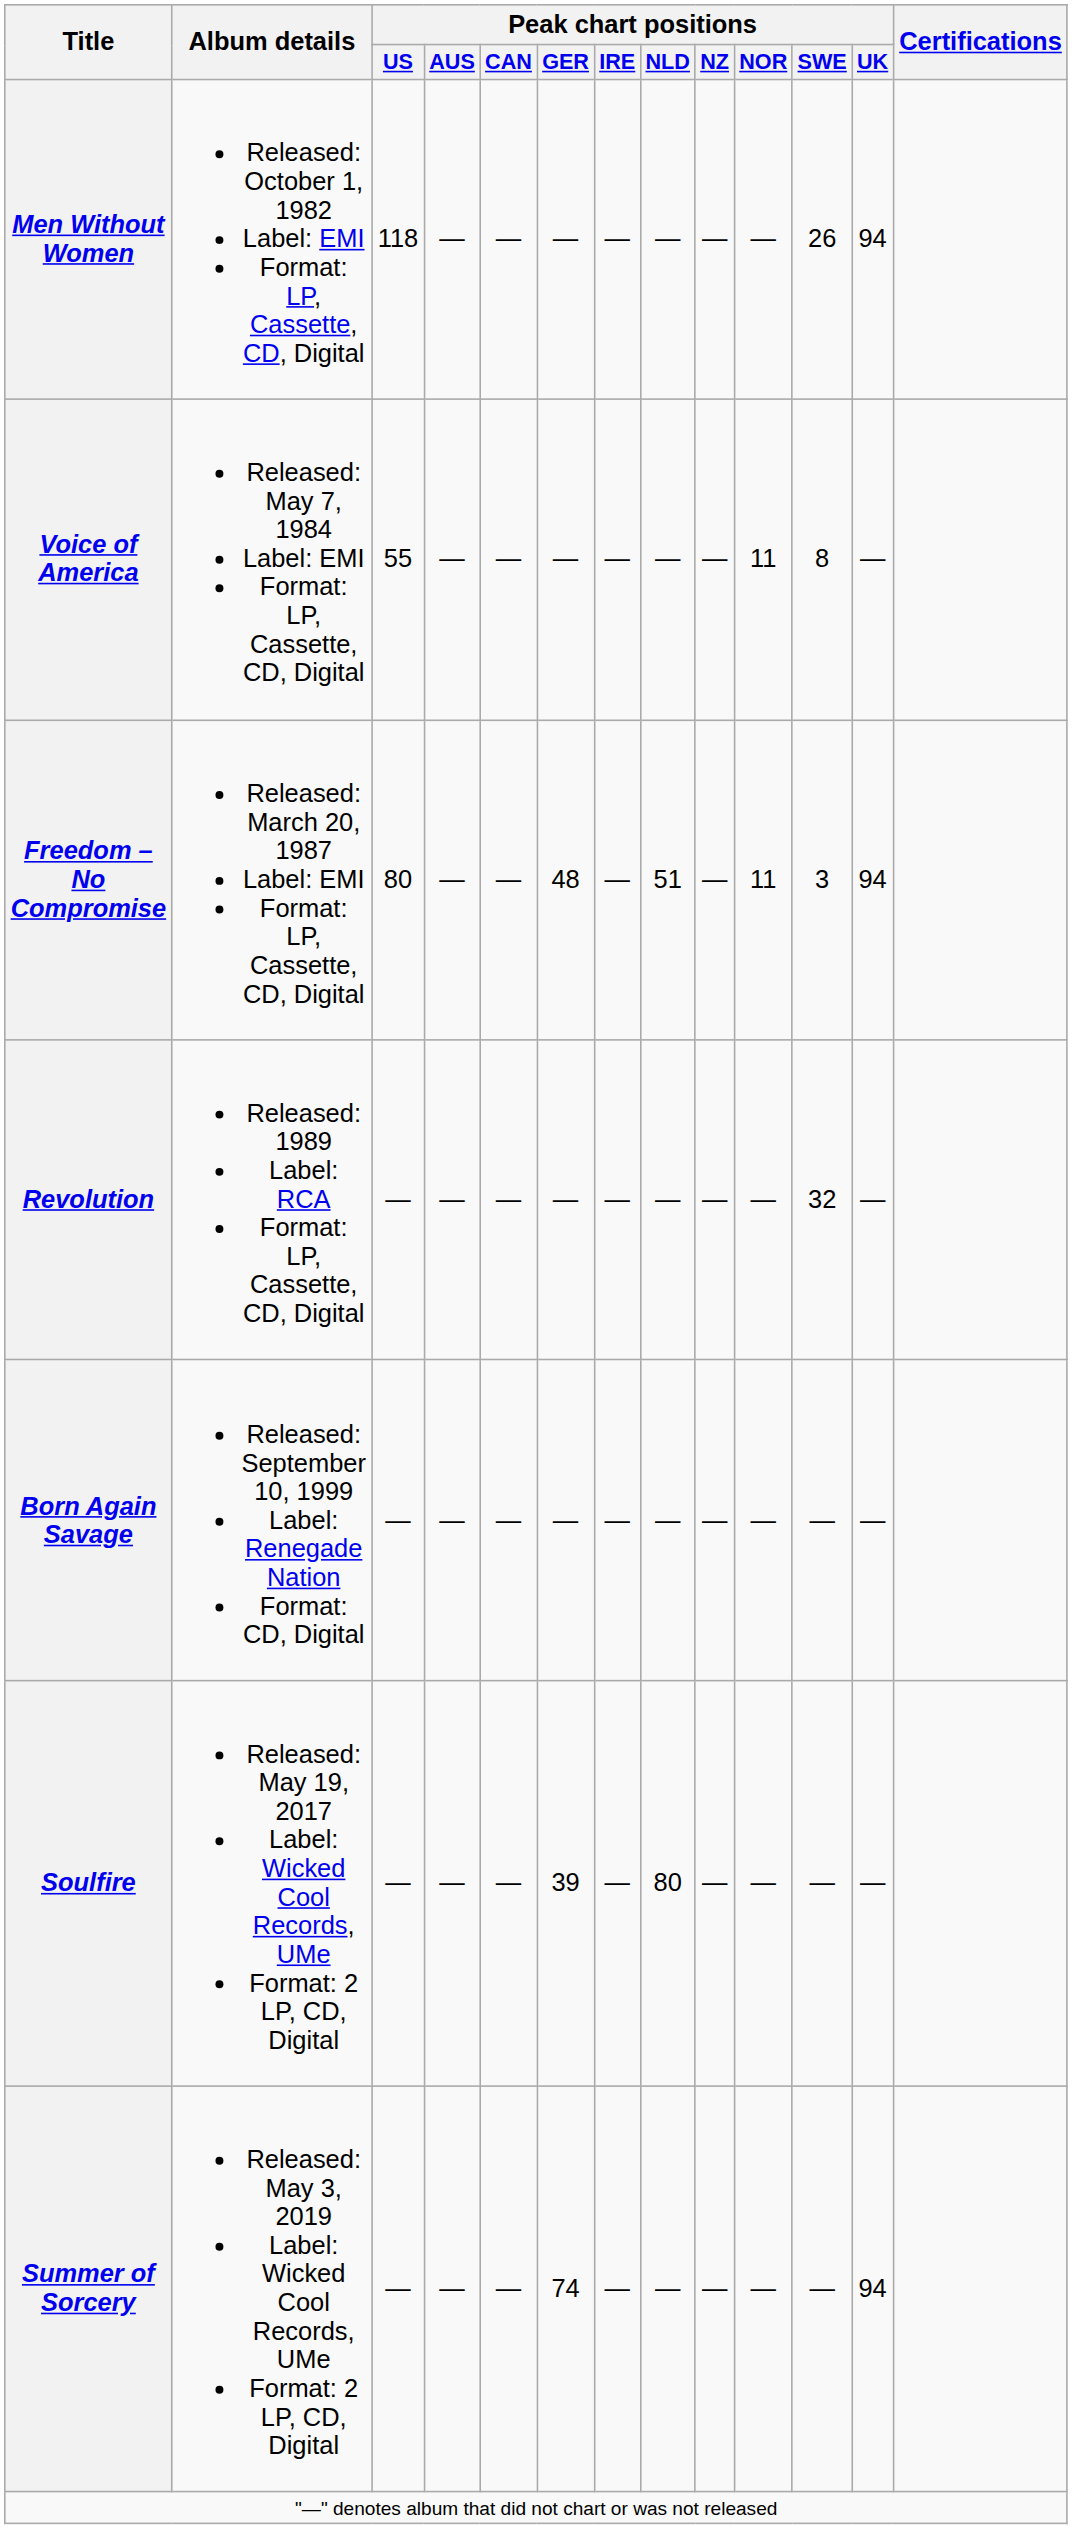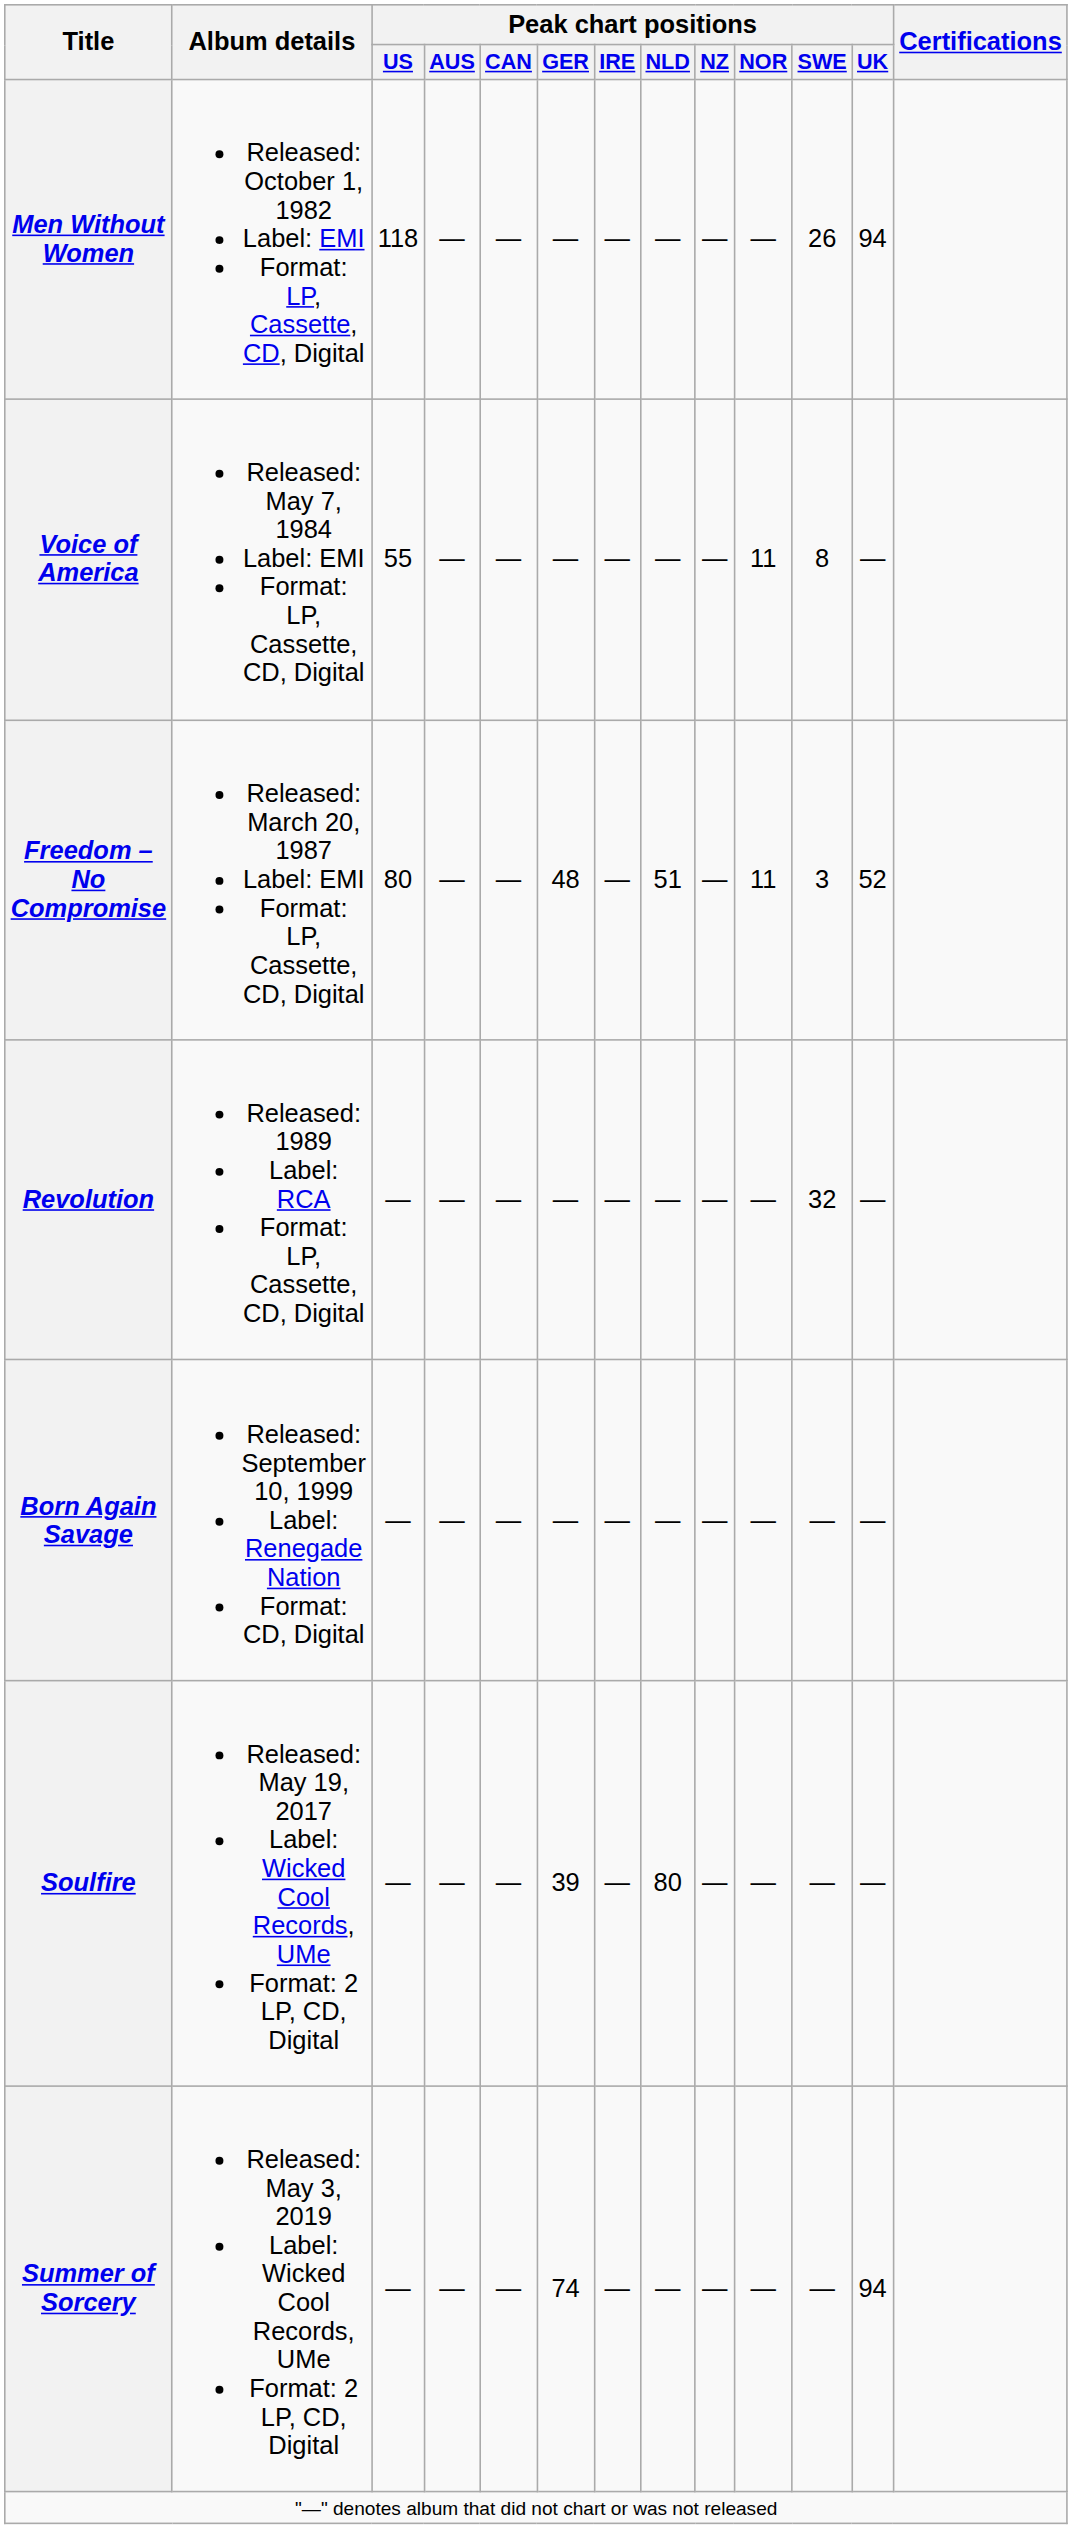(873, 879) 94 -> (873, 879) 52
